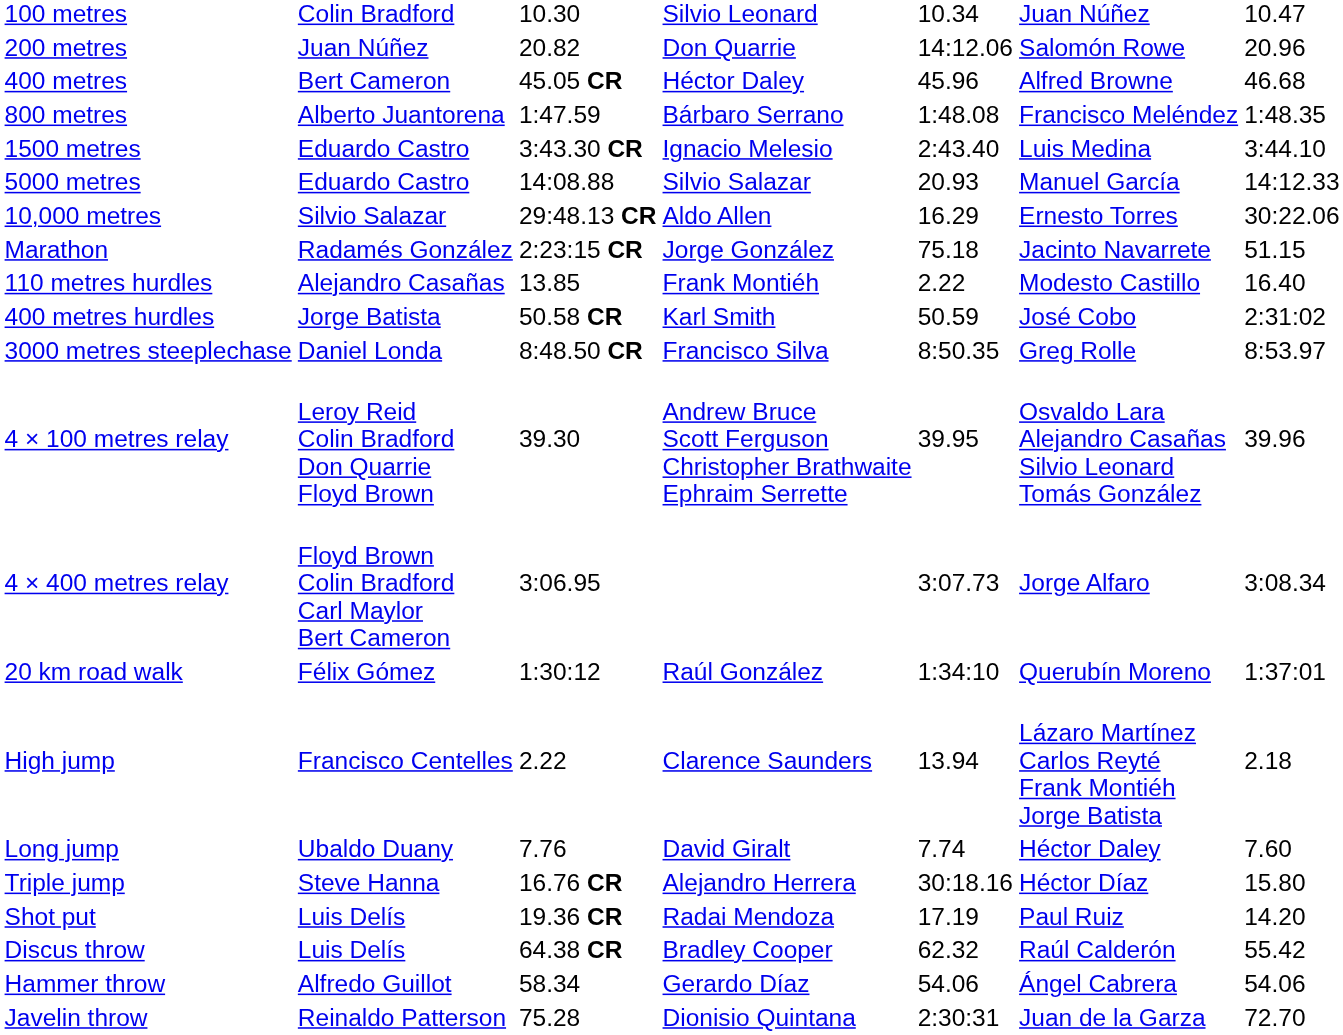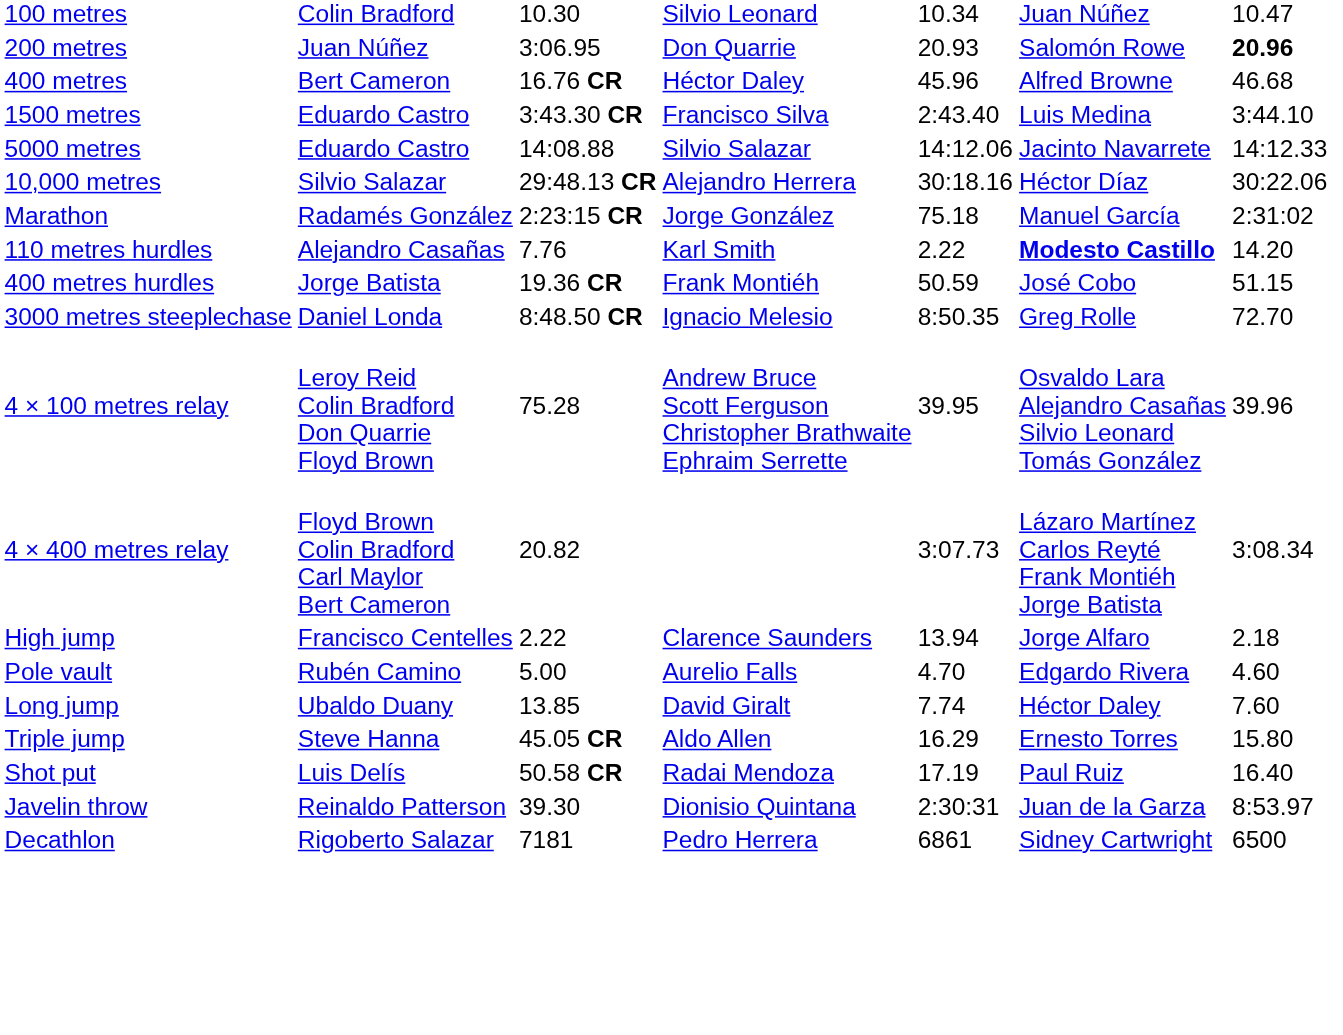(550, 47) 20.82 -> (560, 47) 3:06.95
(965, 47) 14:12.06 -> (948, 47) 20.93
(1275, 47) normal -> (1263, 47) bold
(571, 81) 45.05 CR -> (571, 81) 16.76 CR
- row: (66, 115)
(748, 148) Ignacio Melesio -> (746, 115) Francisco Silva
(948, 182) 20.93 -> (965, 148) 14:12.06
(1099, 182) Manuel García -> (1115, 148) Jacinto Navarrete
(717, 216) Aldo Allen -> (759, 182) Alejandro Herrera
(948, 216) 16.29 -> (965, 182) 30:18.16
(1098, 216) Ernesto Torres -> (1084, 182) Héctor Díaz
(1115, 249) Jacinto Navarrete -> (1099, 216) Manuel García
(1275, 249) 51.15 -> (1273, 216) 2:31:02
(550, 283) 13.85 -> (543, 249) 7.76
(741, 283) Frank Montiéh -> (719, 249) Karl Smith
(1110, 283) normal -> (1117, 249) bold
(1275, 283) 16.40 -> (1263, 249) 14.20
(571, 317) 50.58 CR -> (571, 283) 19.36 CR
(719, 317) Karl Smith -> (741, 283) Frank Montiéh
(1285, 317) 2:31:02 -> (1263, 283) 51.15
(746, 350) Francisco Silva -> (748, 317) Ignacio Melesio
(1285, 350) 8:53.97 -> (1263, 317) 72.70
(550, 439) 39.30 -> (550, 405) 75.28
(560, 583) 3:06.95 -> (550, 549) 20.82
(1084, 583) Jorge Alfaro -> (1108, 563) Lázaro Martínez Carlos Reyté Frank Montiéh Jorge Batista
- row: (94, 671)
(1108, 774) Lázaro Martínez Carlos Reyté Frank Montiéh Jorge Batista -> (1084, 638) Jorge Alfaro
+ row: (58, 671)
(543, 849) 7.76 -> (550, 705) 13.85
(571, 883) 16.76 CR -> (571, 739) 45.05 CR
(759, 883) Alejandro Herrera -> (717, 739) Aldo Allen
(965, 883) 30:18.16 -> (948, 739) 16.29
(1084, 883) Héctor Díaz -> (1098, 739) Ernesto Torres
(571, 916) 19.36 CR -> (571, 772) 50.58 CR
(1275, 916) 14.20 -> (1263, 772) 16.40
- row: (75, 950)
- row: (85, 984)
(550, 1017) 75.28 -> (550, 806) 39.30
(1275, 1017) 72.70 -> (1273, 806) 8:53.97
+ row: (60, 840)
